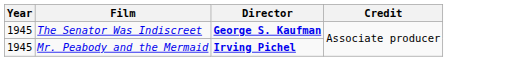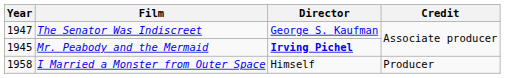(20, 30) 1945 -> (20, 30) 1947
(267, 30) bold -> (324, 30) normal
+ row: (151, 64)
